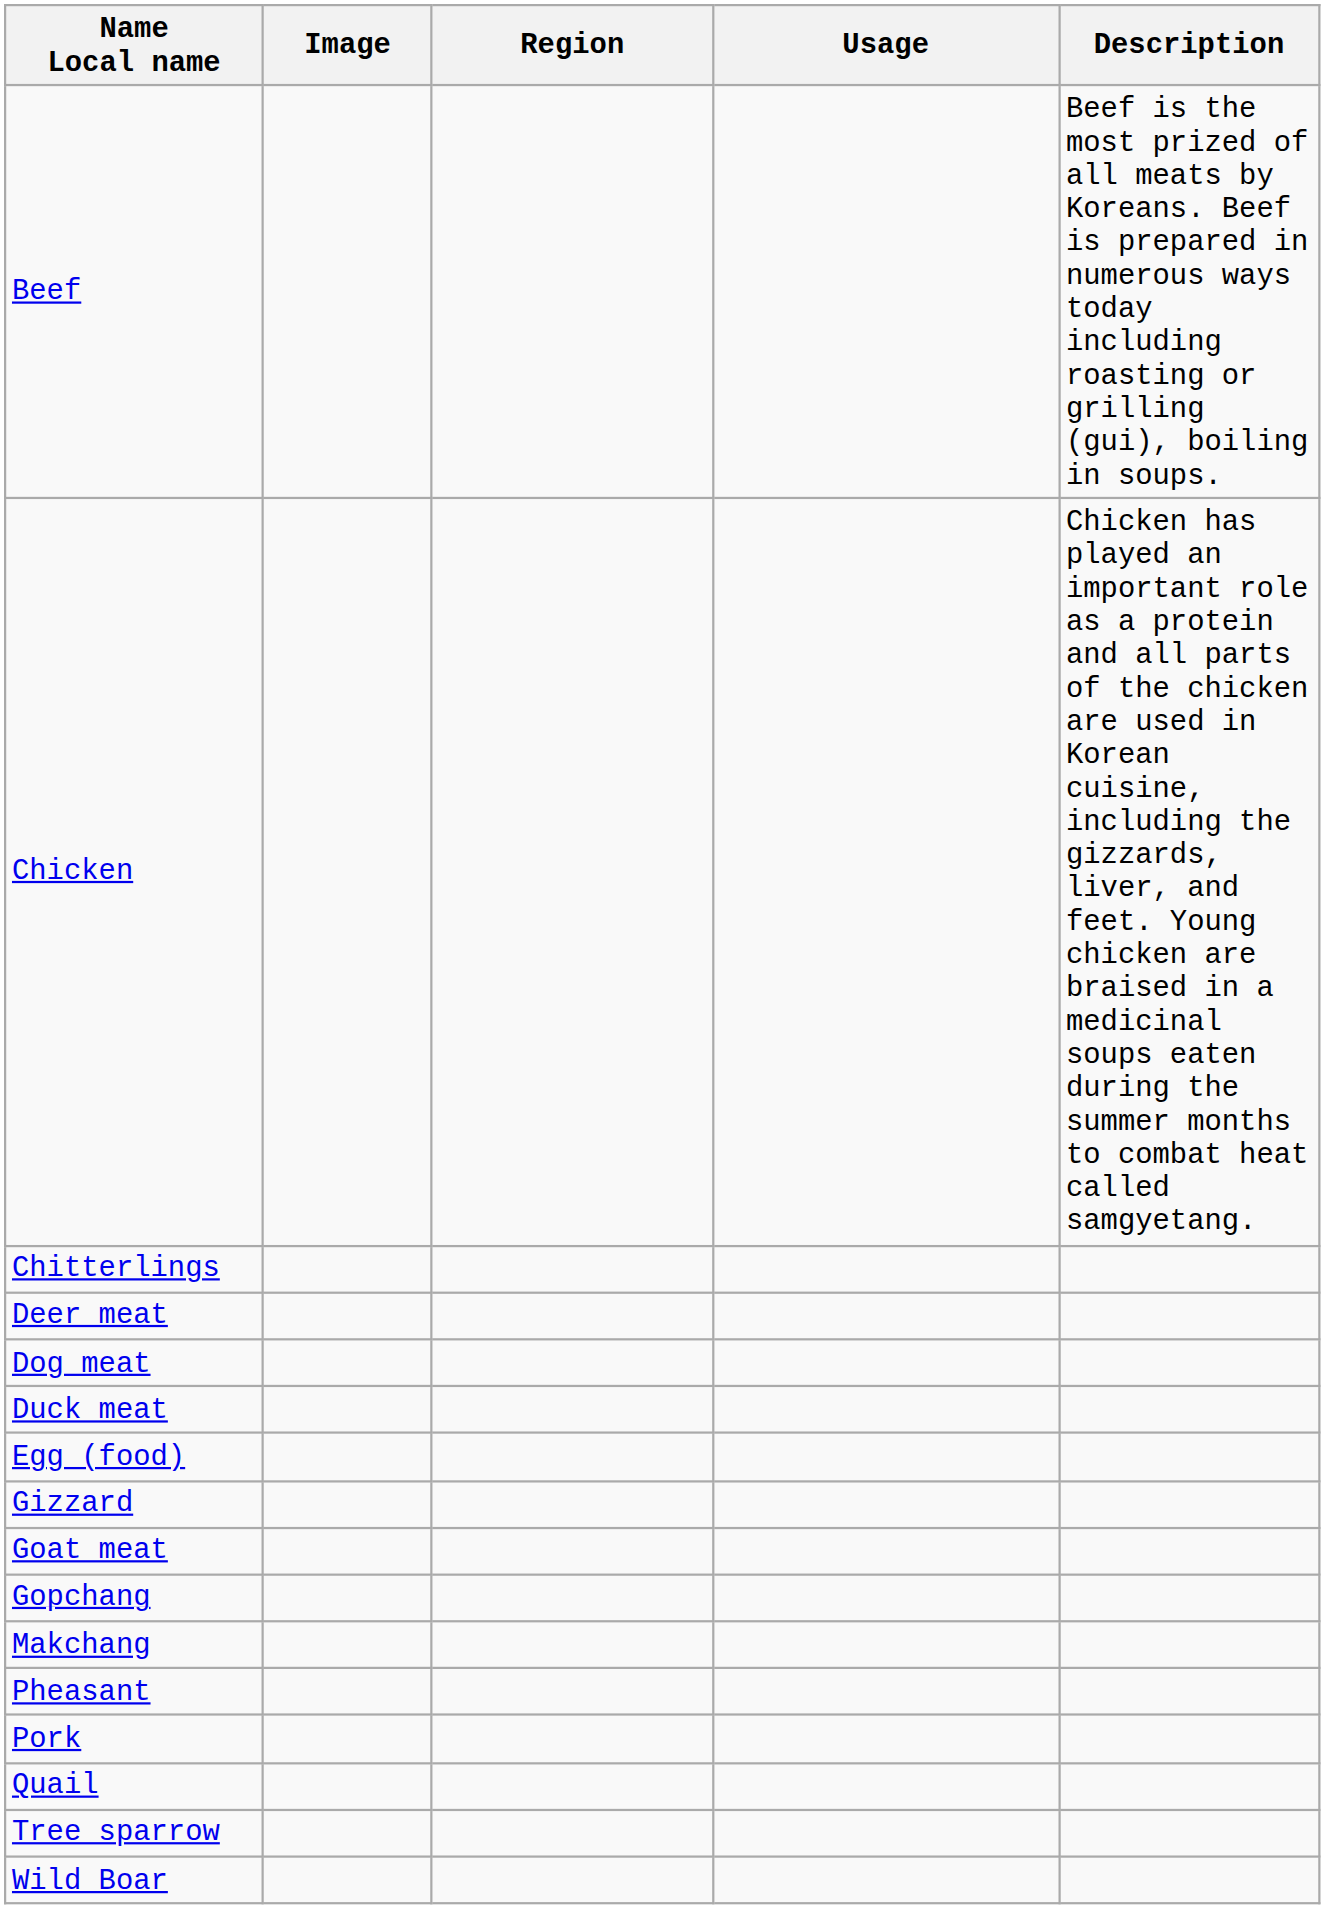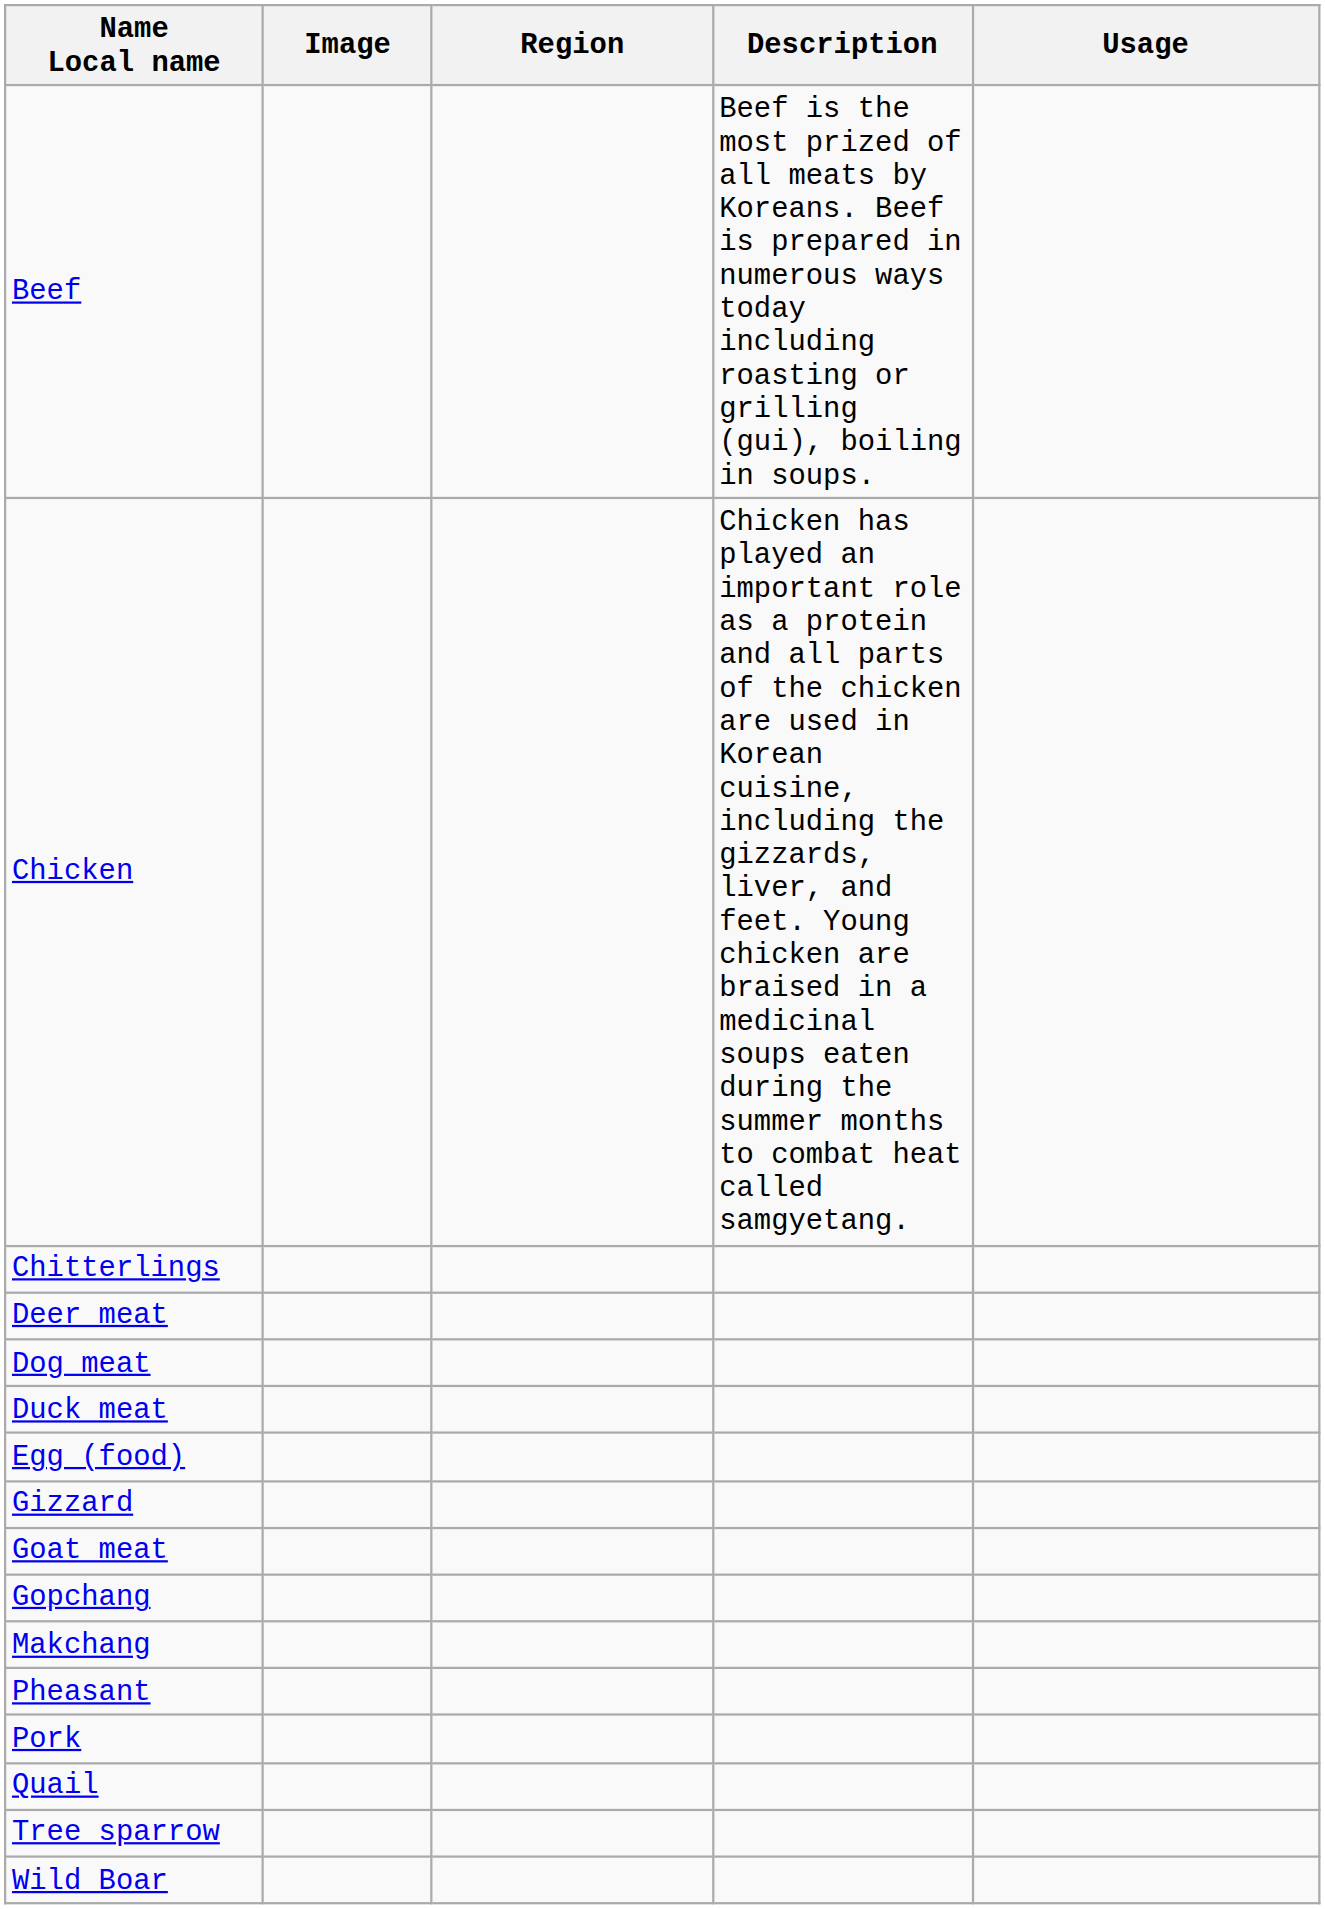columns swapped: (886, 45) <-> (1189, 45)
